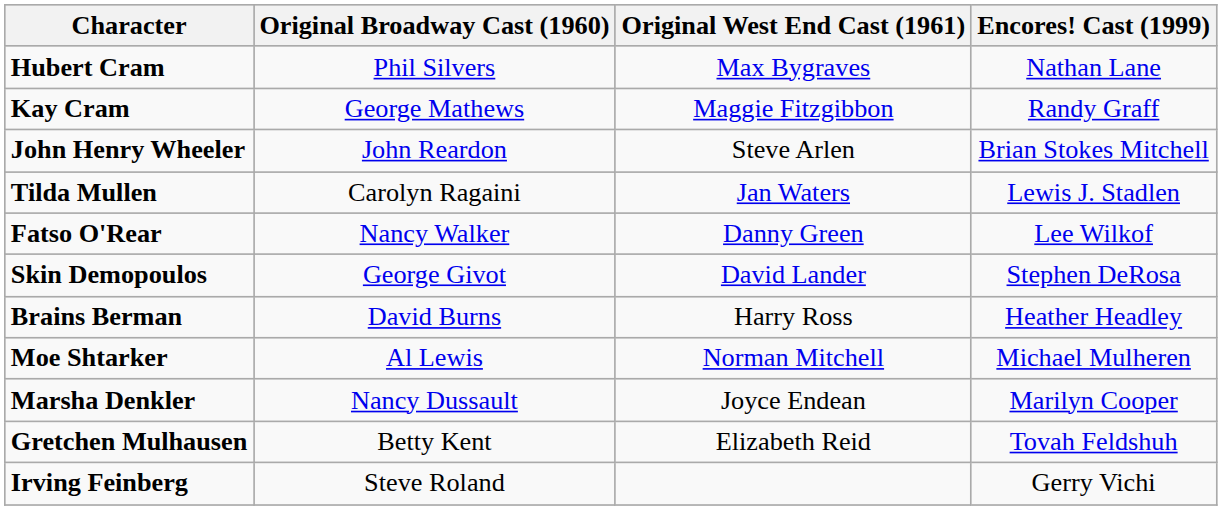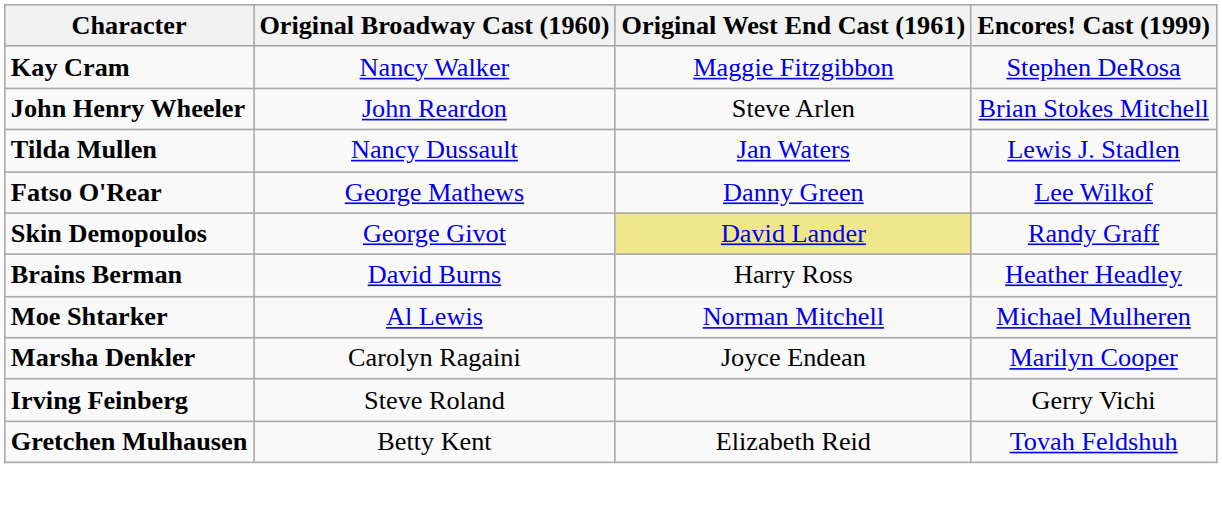- row: (88, 66)
(434, 108) George Mathews -> (434, 66) Nancy Walker
(1094, 108) Randy Graff -> (1094, 66) Stephen DeRosa
(434, 191) Carolyn Ragaini -> (434, 150) Nancy Dussault
(434, 233) Nancy Walker -> (434, 191) George Mathews
(793, 274) no background -> (793, 233) khaki background
(1094, 274) Stephen DeRosa -> (1094, 233) Randy Graff
(434, 399) Nancy Dussault -> (434, 358) Carolyn Ragaini
rows swapped: (99, 483) <-> (129, 441)
